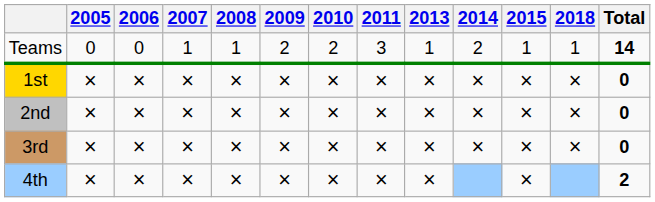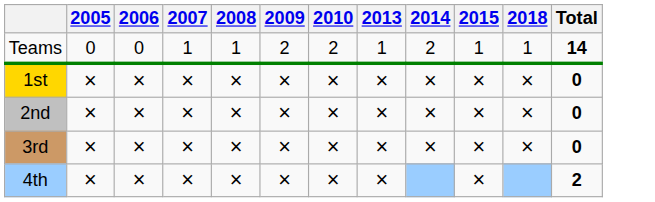- column: (381, 18)
